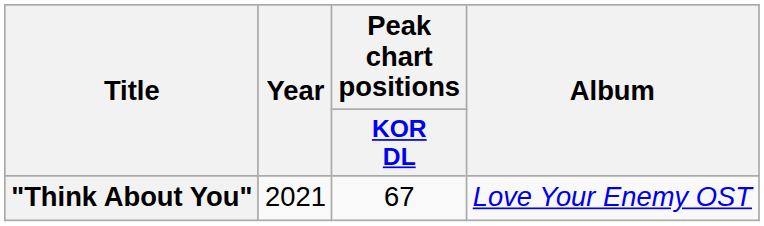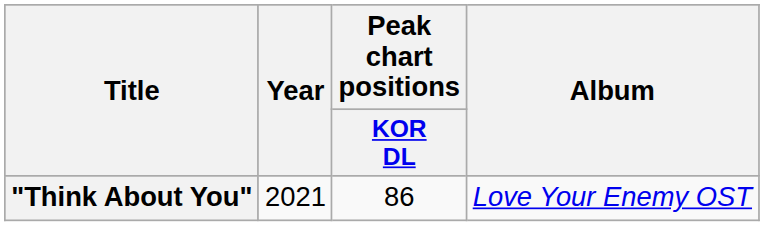(399, 197) 67 -> (399, 197) 86
